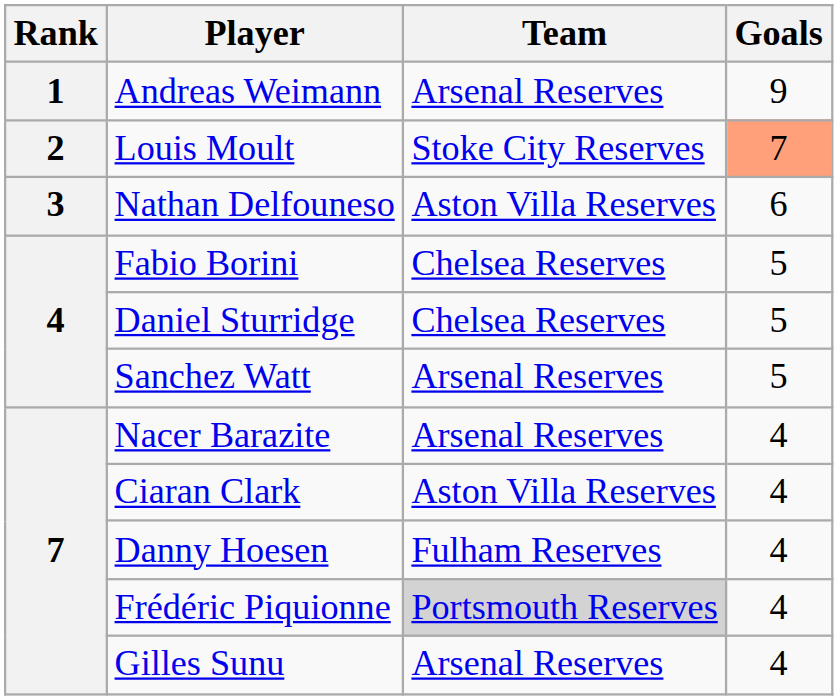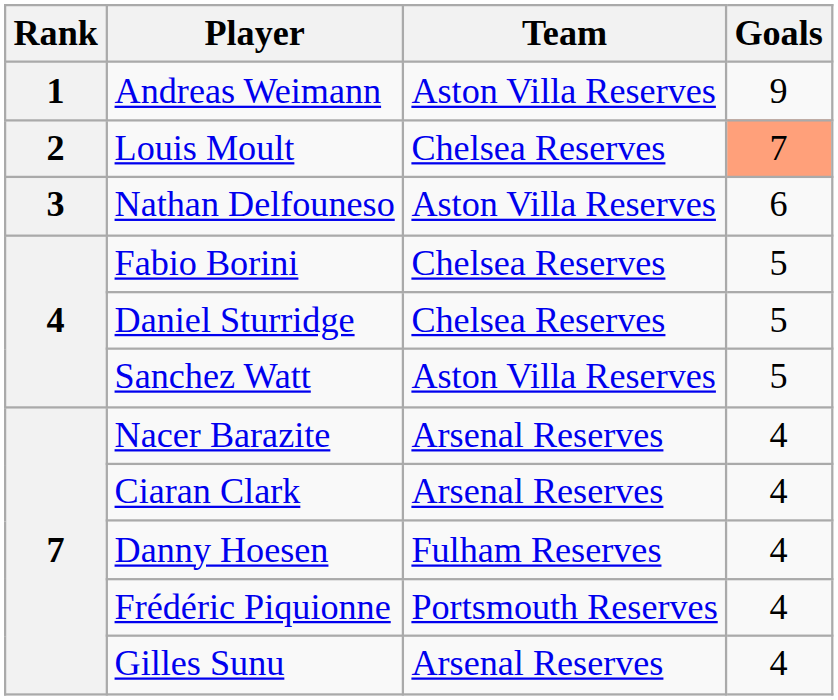(537, 90) Arsenal Reserves -> (564, 90) Aston Villa Reserves
(558, 147) Stoke City Reserves -> (538, 147) Chelsea Reserves
(537, 377) Arsenal Reserves -> (564, 377) Aston Villa Reserves
(564, 491) Aston Villa Reserves -> (537, 491) Arsenal Reserves
(565, 606) lightgrey background -> (565, 606) no background
